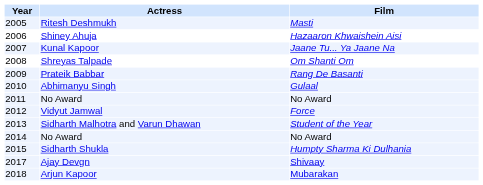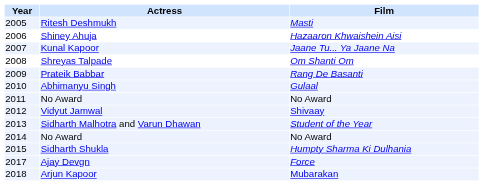(302, 111) Force -> (307, 111) Shivaay
(307, 162) Shivaay -> (302, 162) Force
